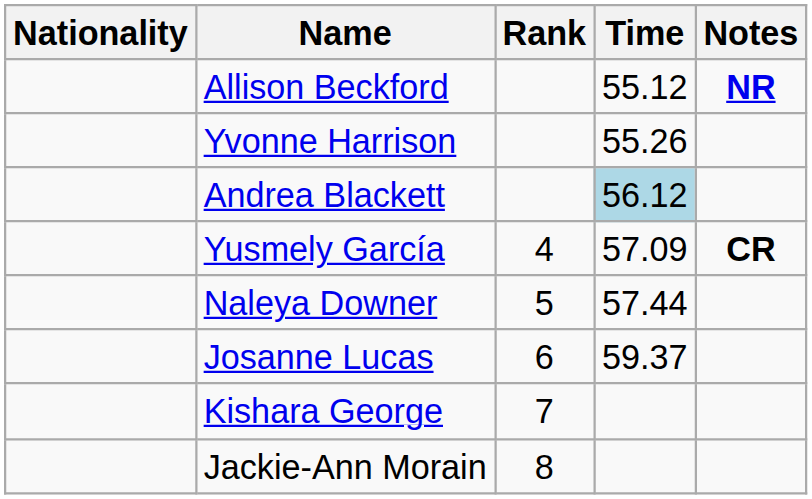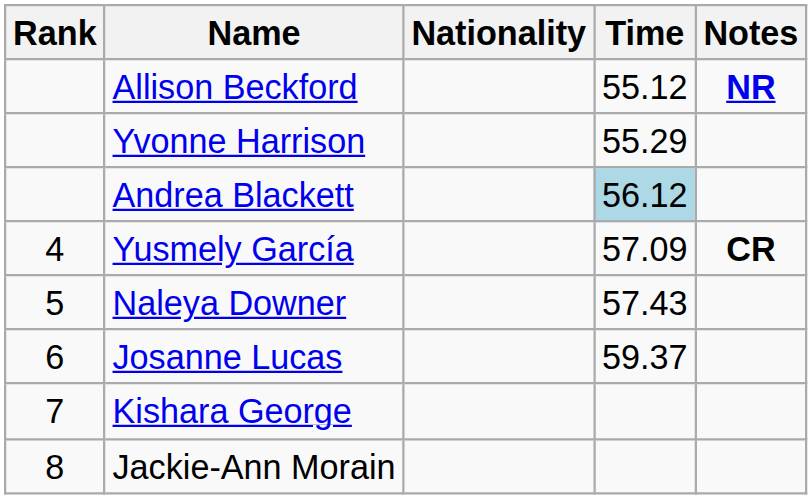columns swapped: (544, 32) <-> (100, 32)
(645, 141) 55.26 -> (645, 141) 55.29
(645, 303) 57.44 -> (645, 303) 57.43
